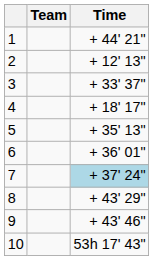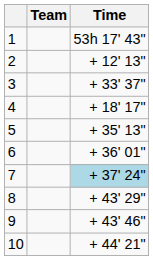(117, 38) + 44' 21" -> (110, 38) 53h 17' 43"
(110, 244) 53h 17' 43" -> (117, 244) + 44' 21"
